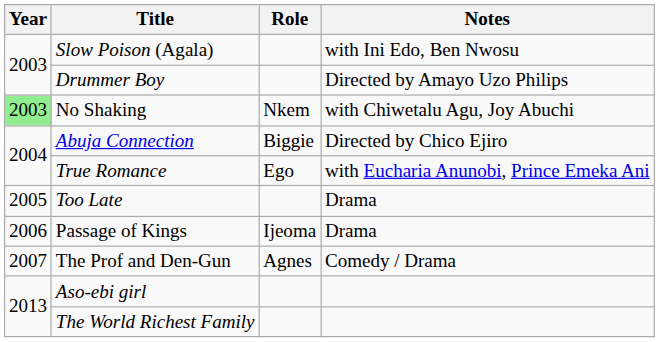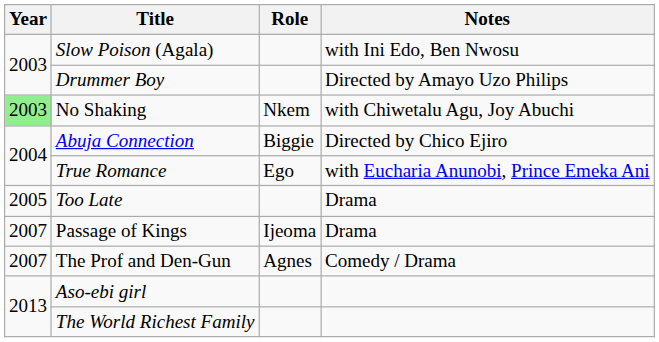(28, 230) 2006 -> (28, 230) 2007
